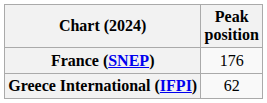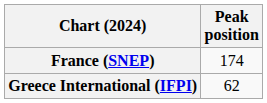(232, 60) 176 -> (232, 60) 174
